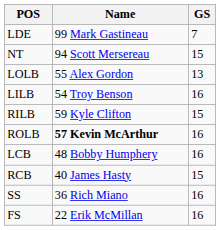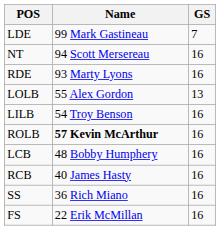(197, 54) 15 -> (197, 54) 16
+ row: (19, 74)
- row: (21, 114)
(197, 175) 15 -> (197, 175) 16
